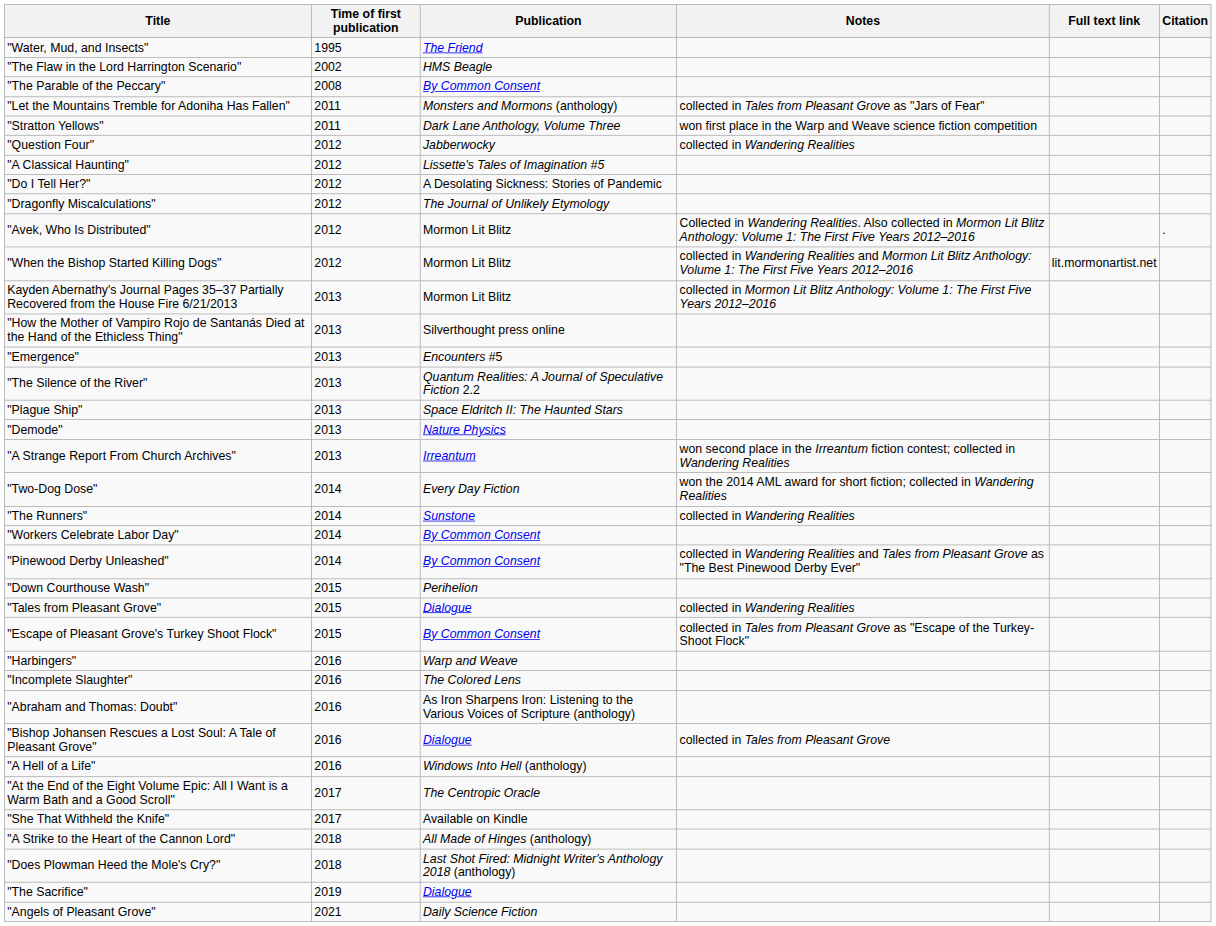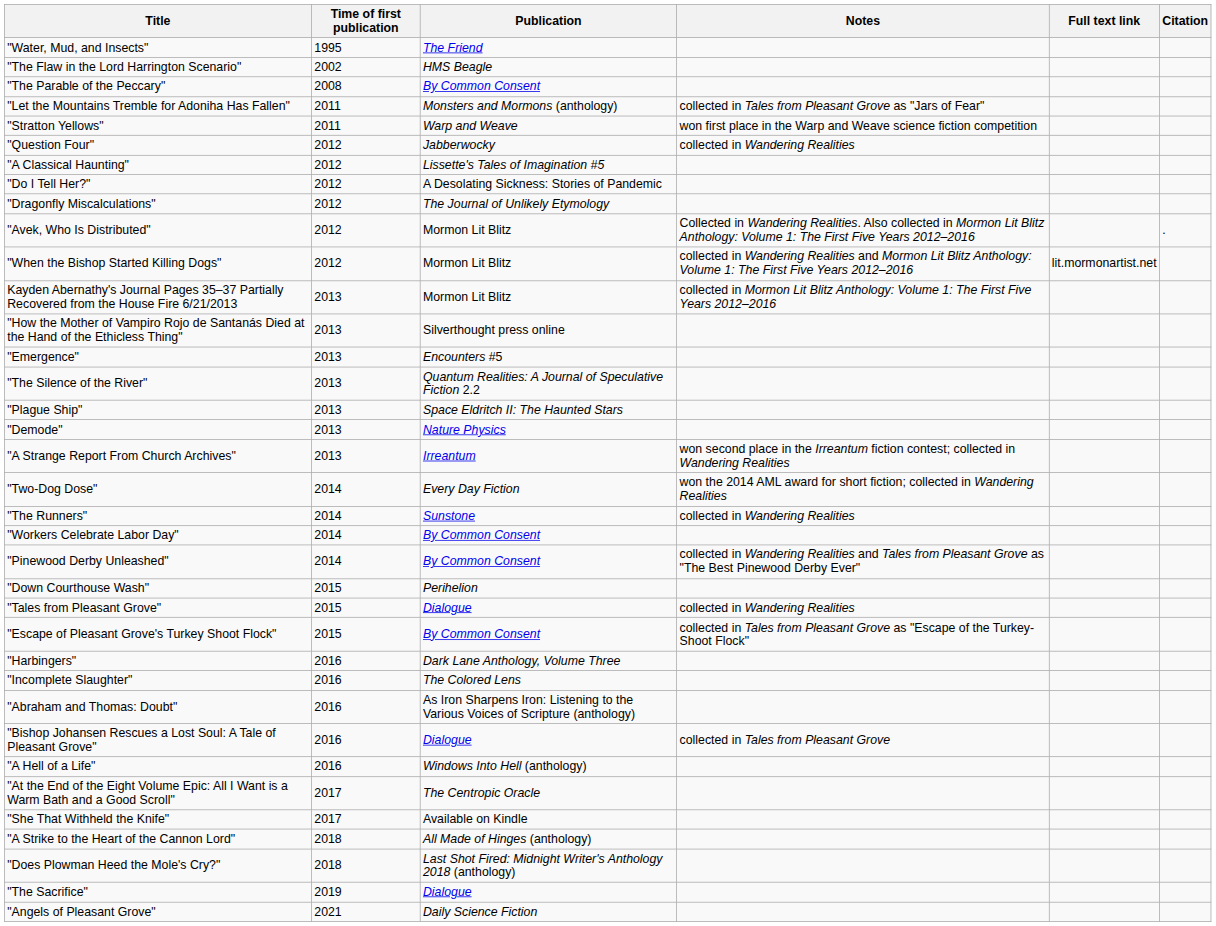(522, 125) Dark Lane Anthology, Volume Three -> (470, 125) Warp and Weave
(470, 660) Warp and Weave -> (522, 660) Dark Lane Anthology, Volume Three
